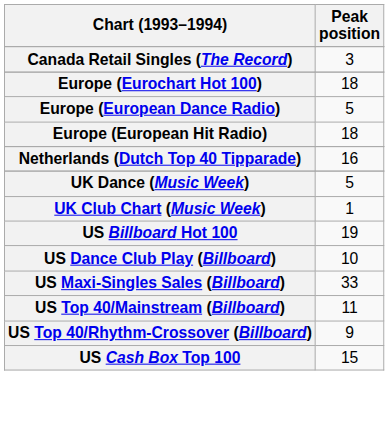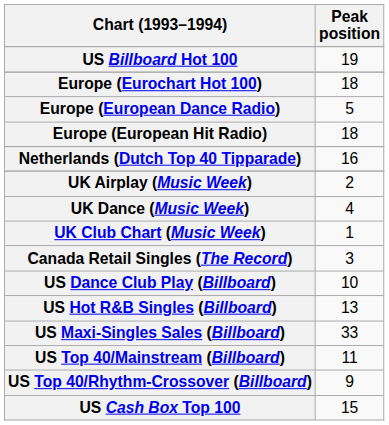rows swapped: (160, 59) <-> (160, 233)
+ row: (160, 183)
(350, 183) 5 -> (350, 208) 4
+ row: (160, 308)
